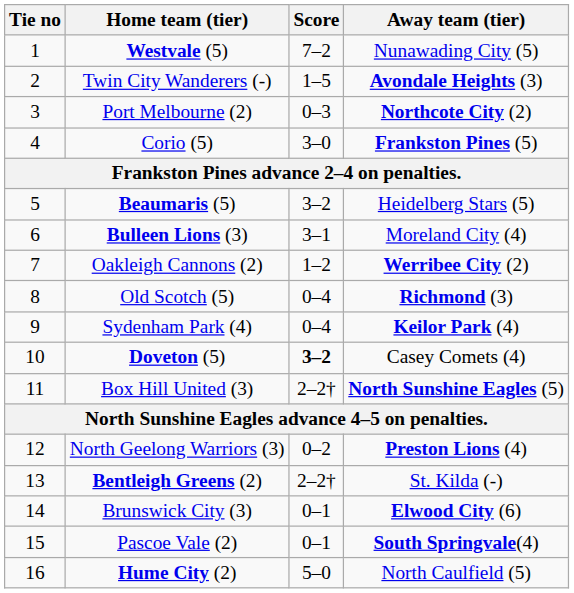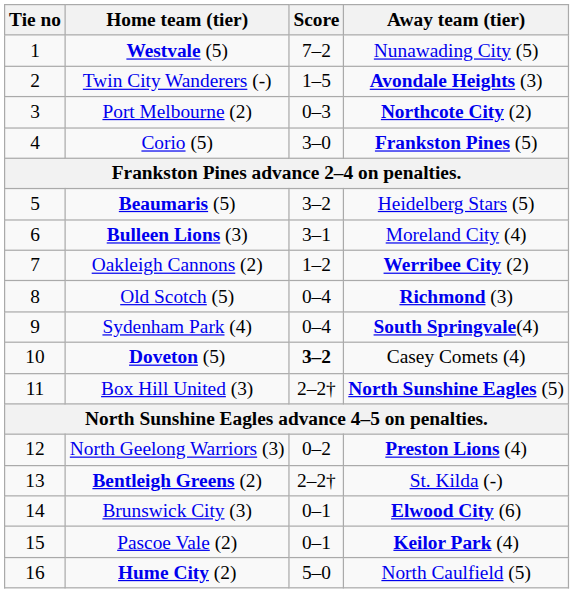(456, 326) Keilor Park (4) -> (456, 326) South Springvale(4)
(456, 541) South Springvale(4) -> (456, 541) Keilor Park (4)
